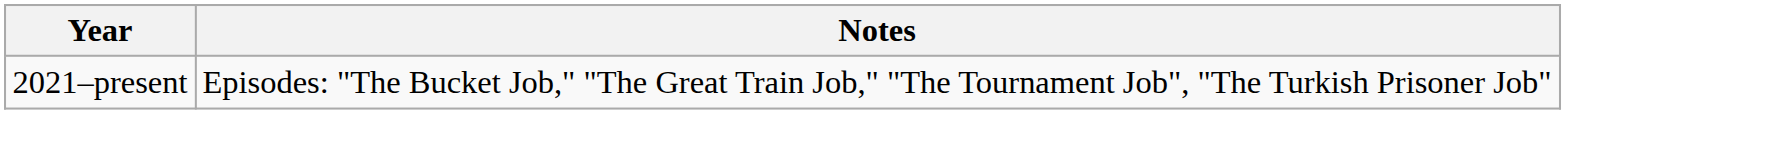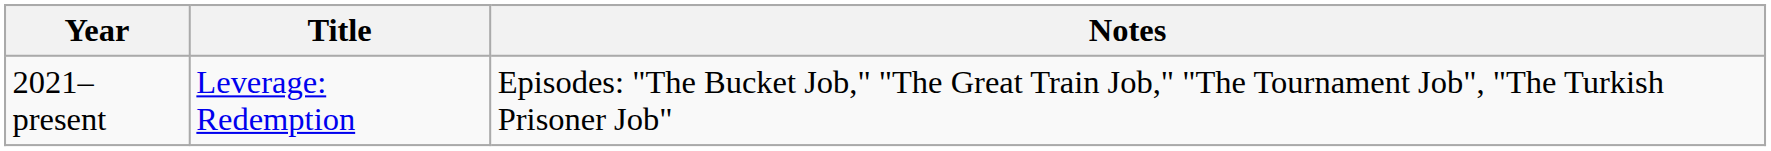+ column: (340, 30)
